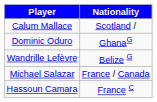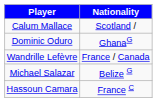(116, 58) Belize G -> (116, 57) France / Canada
(116, 73) France / Canada -> (116, 72) Belize G
